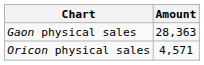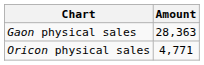(176, 51) 4,571 -> (176, 51) 4,771
